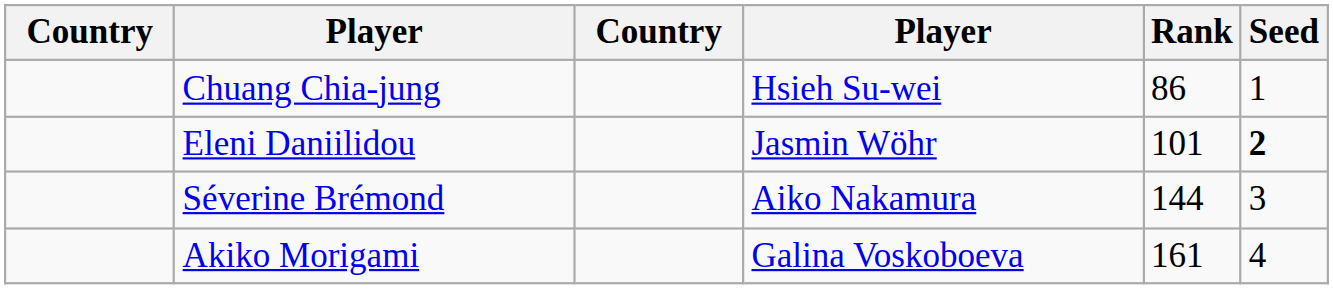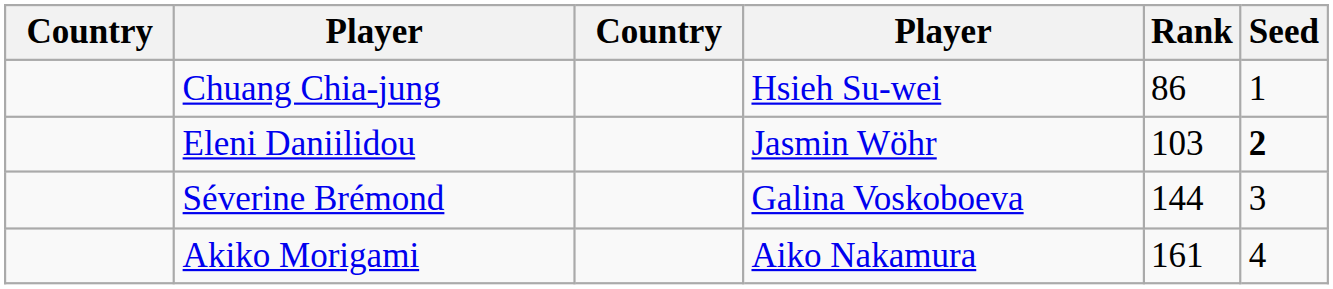(1177, 143) 101 -> (1177, 143) 103
(864, 198) Aiko Nakamura -> (888, 198) Galina Voskoboeva
(888, 254) Galina Voskoboeva -> (864, 254) Aiko Nakamura
